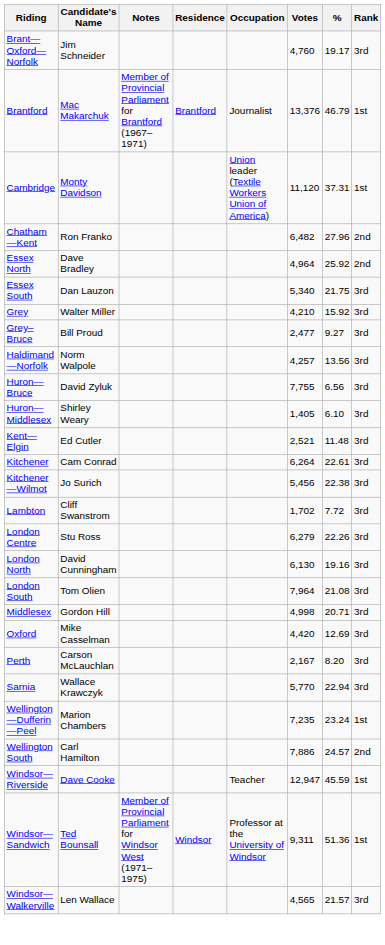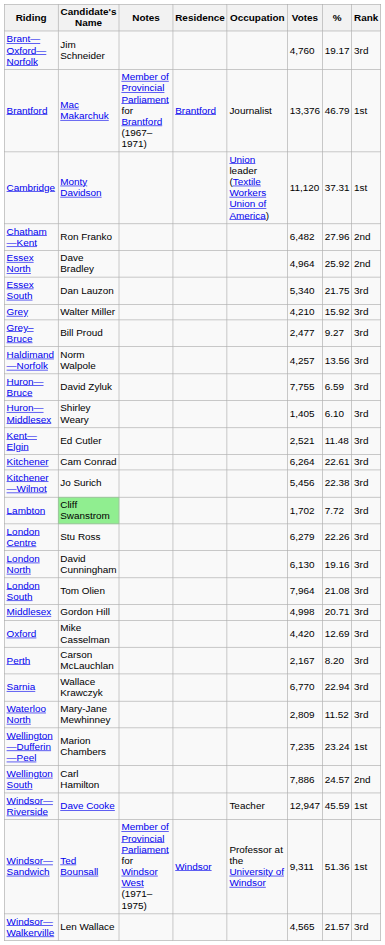(334, 387) 6.56 -> (334, 387) 6.59
(85, 510) no background -> (85, 510) lightgreen background
(302, 687) 5,770 -> (302, 687) 6,770
+ row: (26, 714)
